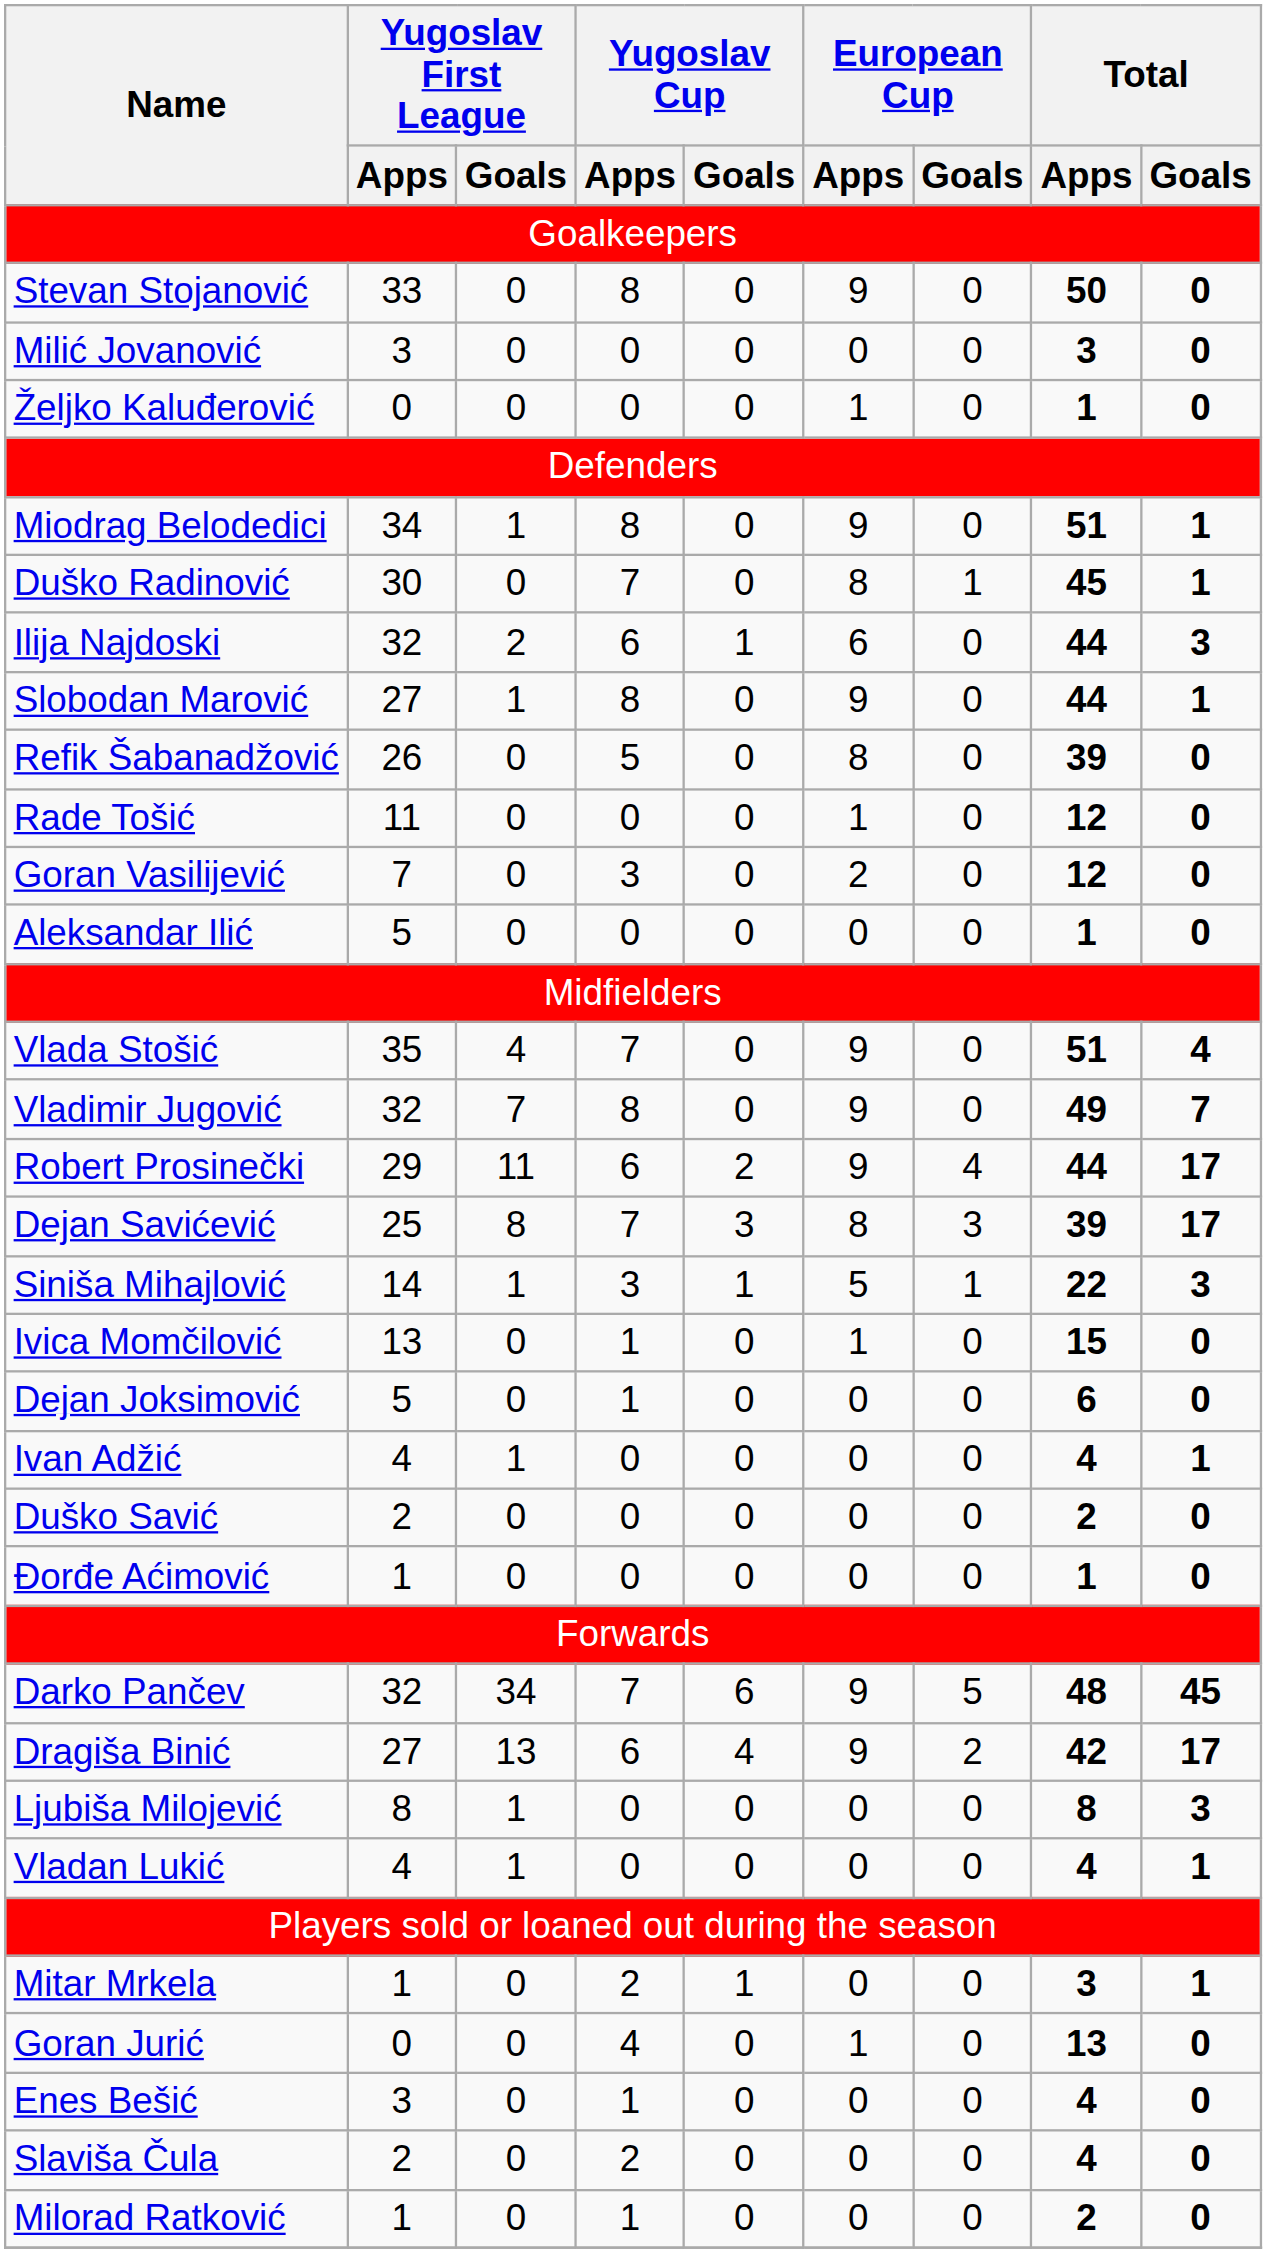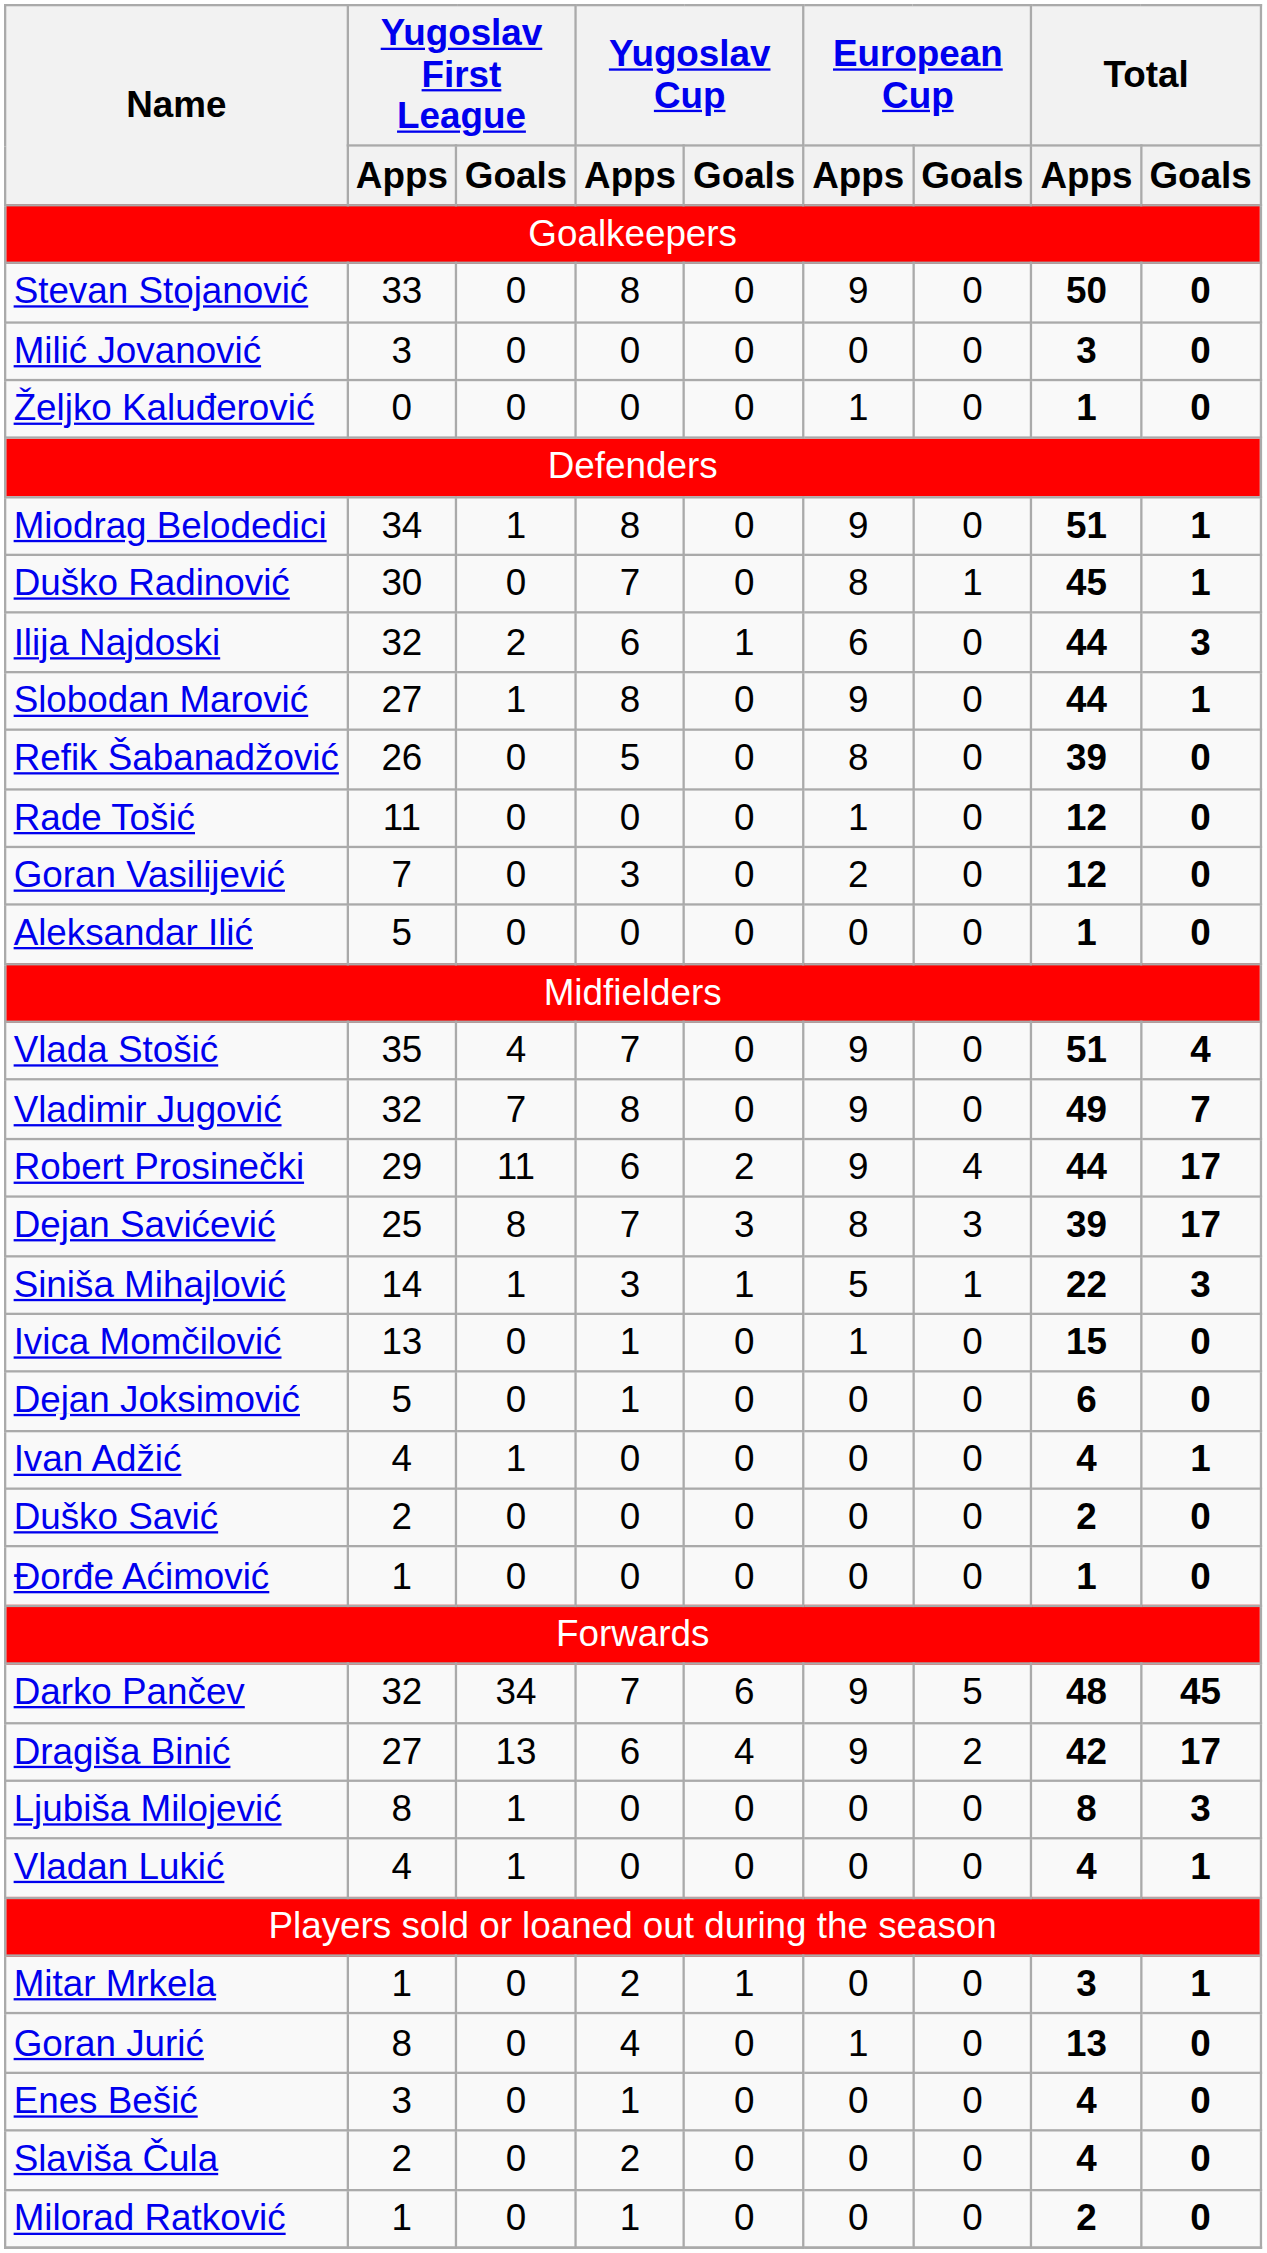(402, 2042) 0 -> (402, 2042) 8
